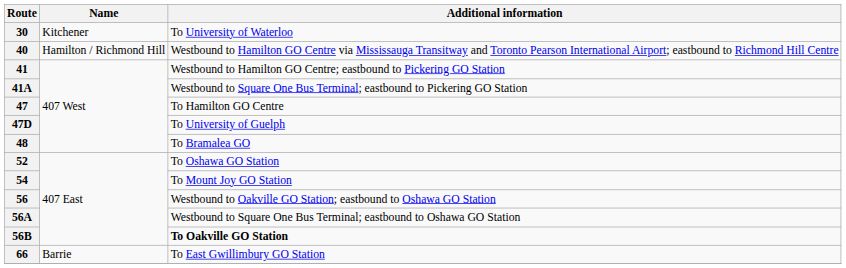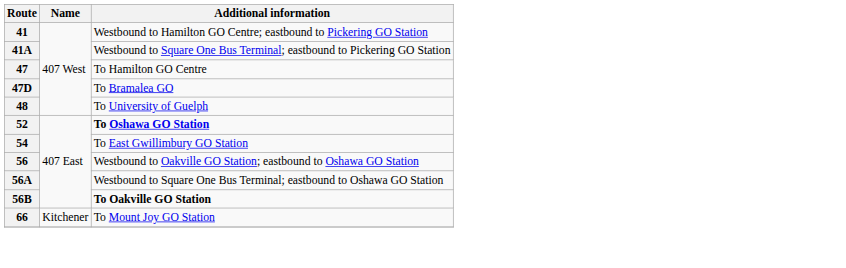- row: (22, 32)
- row: (22, 50)
(228, 124) To University of Guelph -> (134, 87) To Bramalea GO
(210, 143) To Bramalea GO -> (151, 106) To University of Guelph
(225, 161) normal -> (151, 124) bold
(231, 180) To Mount Joy GO Station -> (171, 143) To East Gwillimbury GO Station
(57, 254) Barrie -> (65, 217) Kitchener
(248, 254) To East Gwillimbury GO Station -> (154, 217) To Mount Joy GO Station
